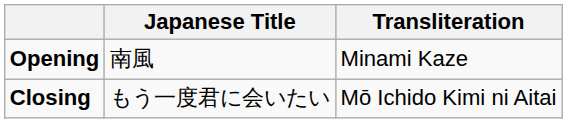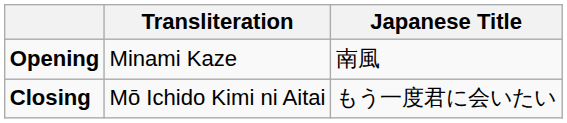columns swapped: (220, 22) <-> (448, 22)
